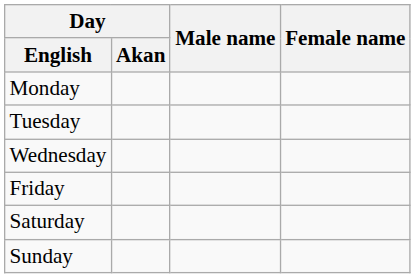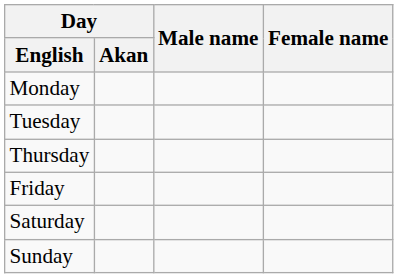- row: (58, 155)
+ row: (49, 155)
